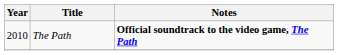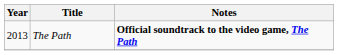(17, 35) 2010 -> (17, 35) 2013
